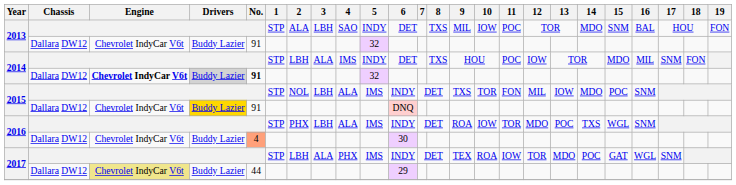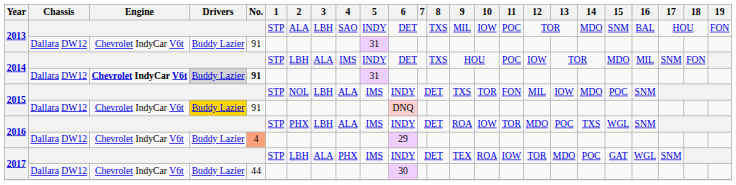(374, 43) 32 -> (374, 43) 31
(374, 75) 32 -> (374, 75) 31
(403, 139) 30 -> (403, 139) 29
(139, 171) khaki background -> (139, 171) no background
(403, 171) 29 -> (403, 171) 30
